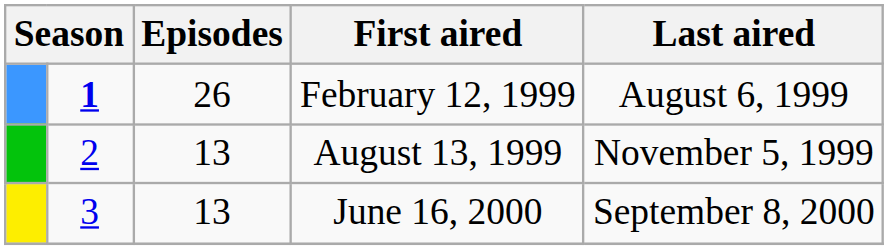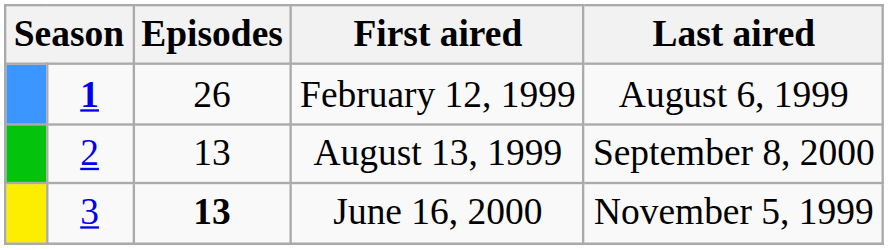(734, 152) November 5, 1999 -> (734, 152) September 8, 2000
(212, 212) normal -> (212, 212) bold
(734, 212) September 8, 2000 -> (734, 212) November 5, 1999
